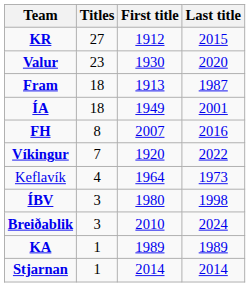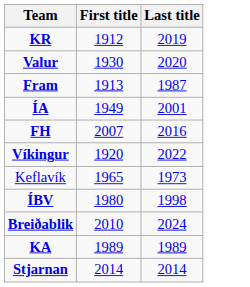- column: (97, 16)
(213, 39) 2015 -> (172, 39) 2019
(150, 177) 1964 -> (109, 177) 1965
